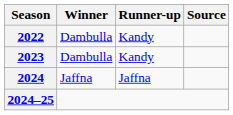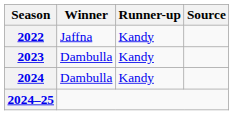(86, 36) Dambulla -> (76, 36) Jaffna
(76, 78) Jaffna -> (86, 78) Dambulla
(135, 78) Jaffna -> (136, 78) Kandy
